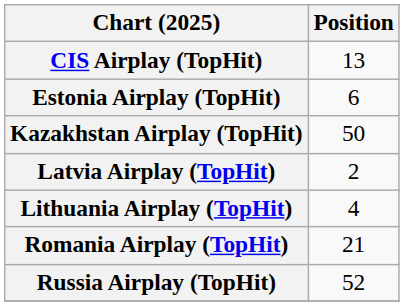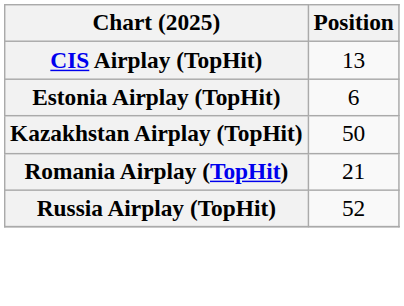- row: (156, 171)
- row: (156, 208)
